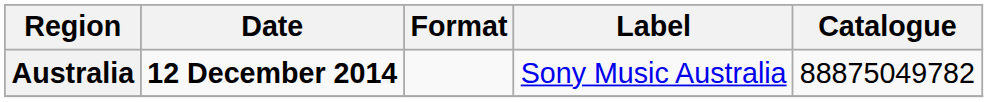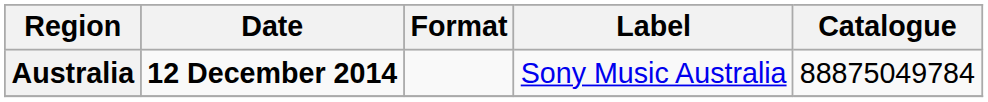(887, 72) 88875049782 -> (887, 72) 88875049784
